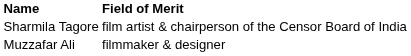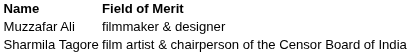rows swapped: (51, 26) <-> (39, 45)
